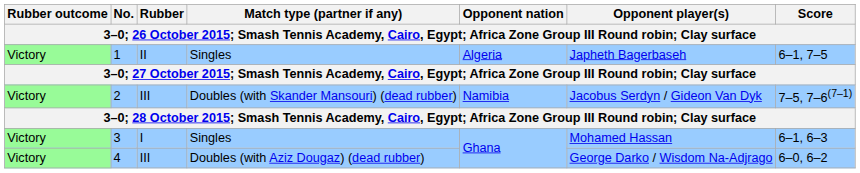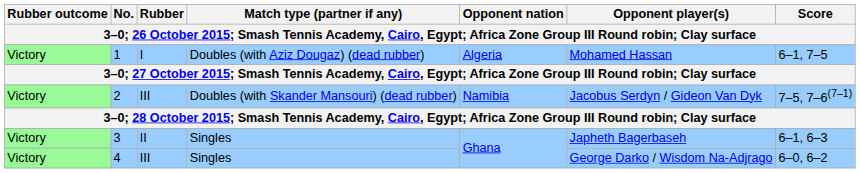(143, 54) II -> (142, 54) I
(211, 54) Singles -> (307, 54) Doubles (with Aziz Dougaz) (dead rubber)
(628, 54) Japheth Bagerbaseh -> (621, 54) Mohamed Hassan
(142, 138) I -> (143, 138) II
(621, 138) Mohamed Hassan -> (628, 138) Japheth Bagerbaseh
(307, 158) Doubles (with Aziz Dougaz) (dead rubber) -> (211, 158) Singles
